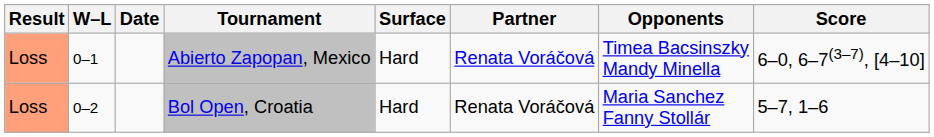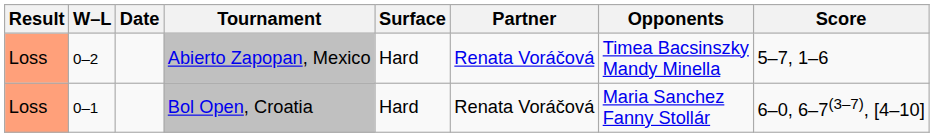(86, 59) 0–1 -> (86, 59) 0–2
(841, 58) 6–0, 6–7(3–7), [4–10] -> (793, 58) 5–7, 1–6
(86, 108) 0–2 -> (86, 108) 0–1
(793, 107) 5–7, 1–6 -> (841, 107) 6–0, 6–7(3–7), [4–10]
